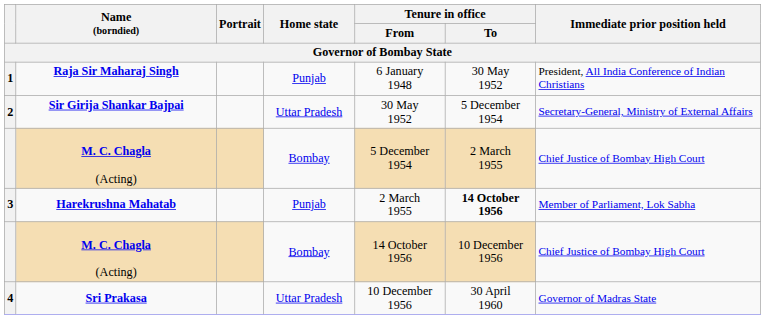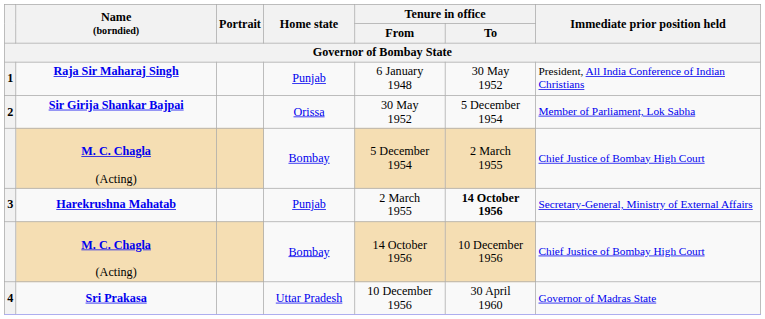(309, 111) Uttar Pradesh -> (309, 111) Orissa
(646, 111) Secretary-General, Ministry of External Affairs -> (617, 111) Member of Parliament, Lok Sabha
(617, 205) Member of Parliament, Lok Sabha -> (646, 205) Secretary-General, Ministry of External Affairs
